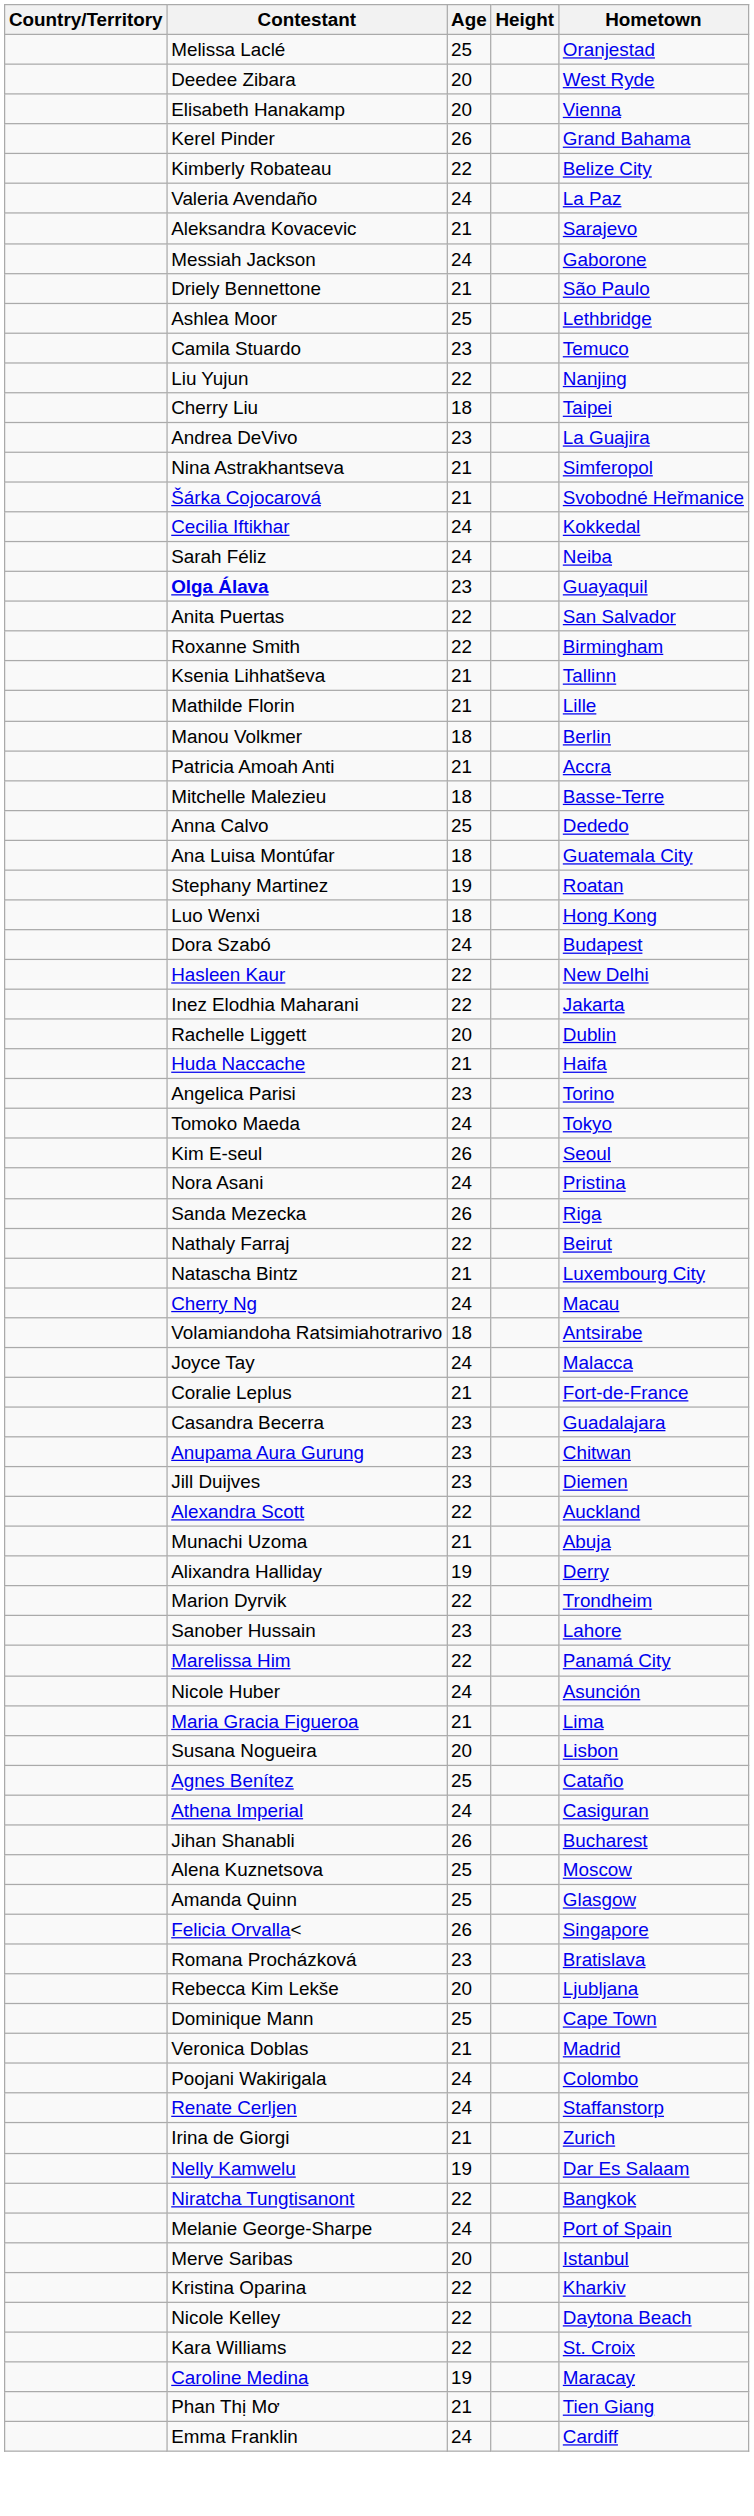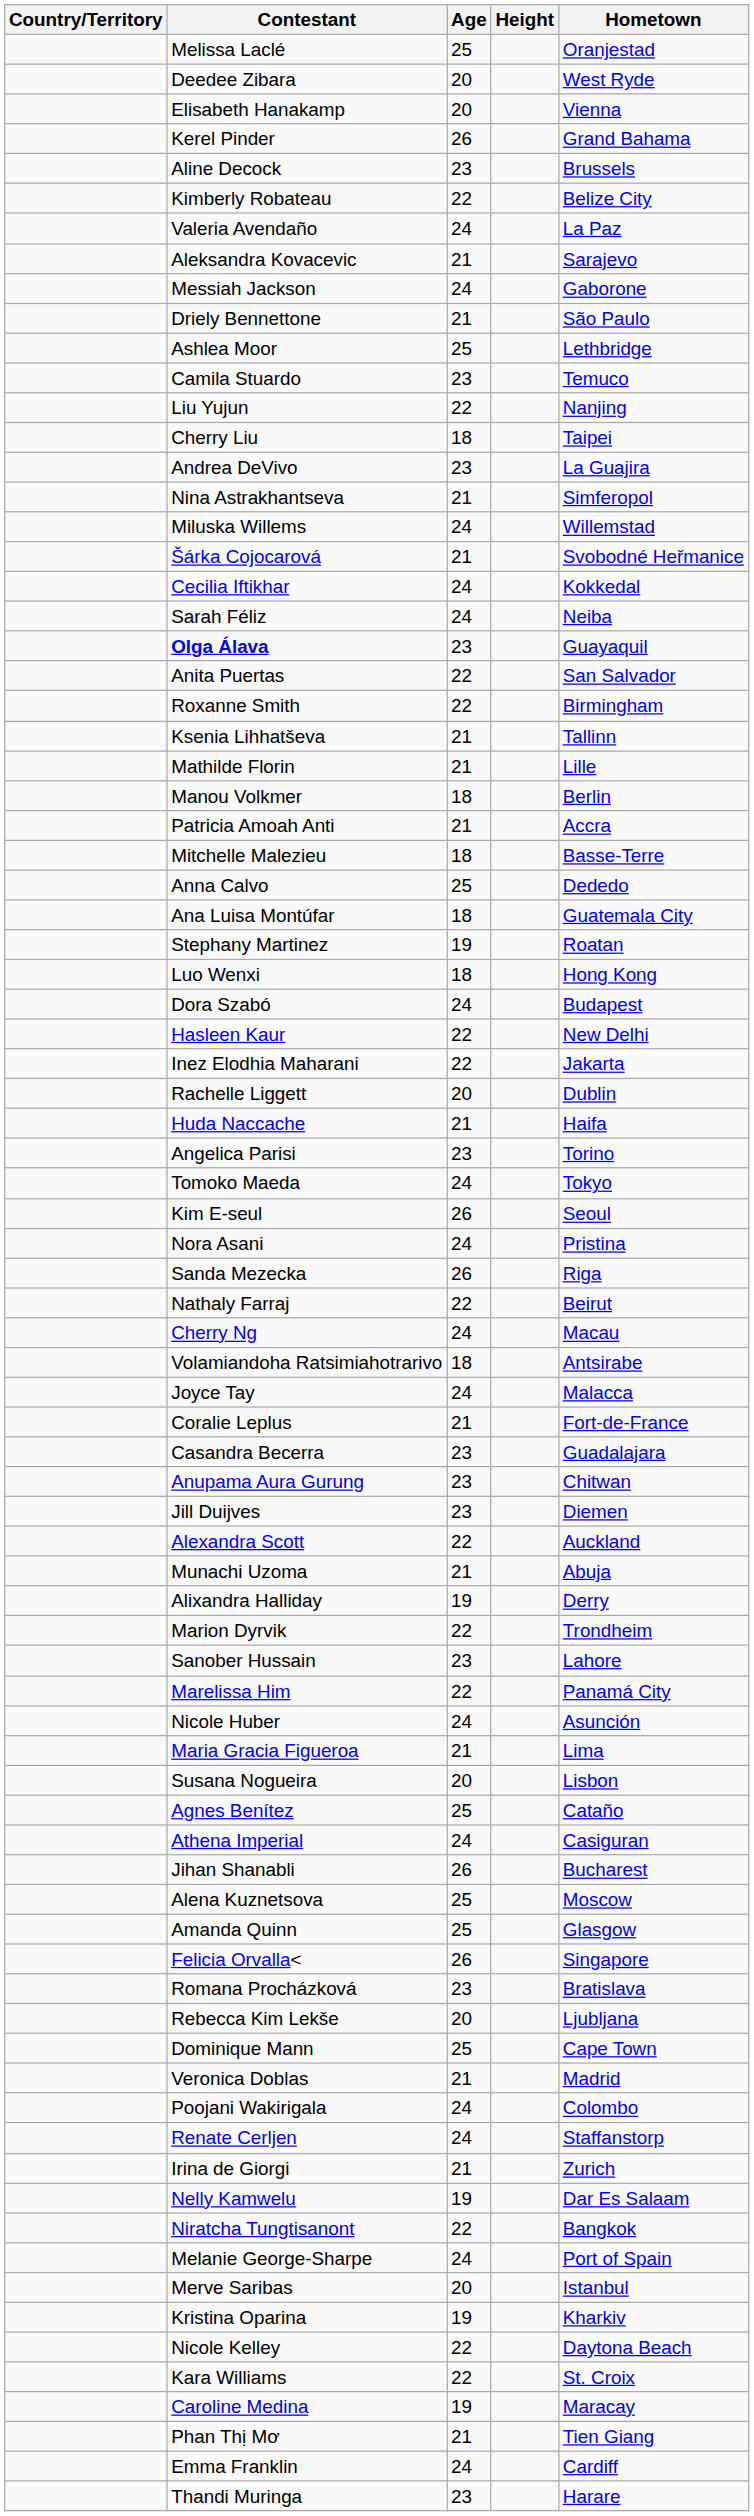+ row: (226, 169)
+ row: (239, 527)
- row: (235, 1273)
(462, 2287) 22 -> (462, 2317) 19
+ row: (237, 2496)
